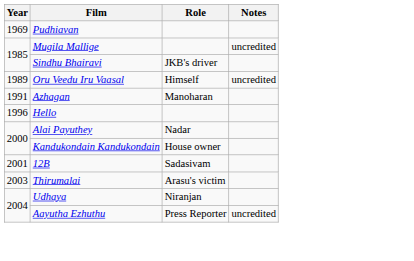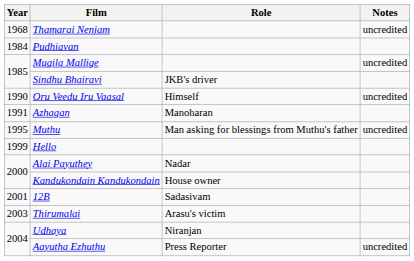+ row: (71, 29)
(17, 29) 1969 -> (17, 46) 1984
(17, 79) 1989 -> (17, 96) 1990
+ row: (47, 130)
(17, 113) 1996 -> (17, 146) 1999
